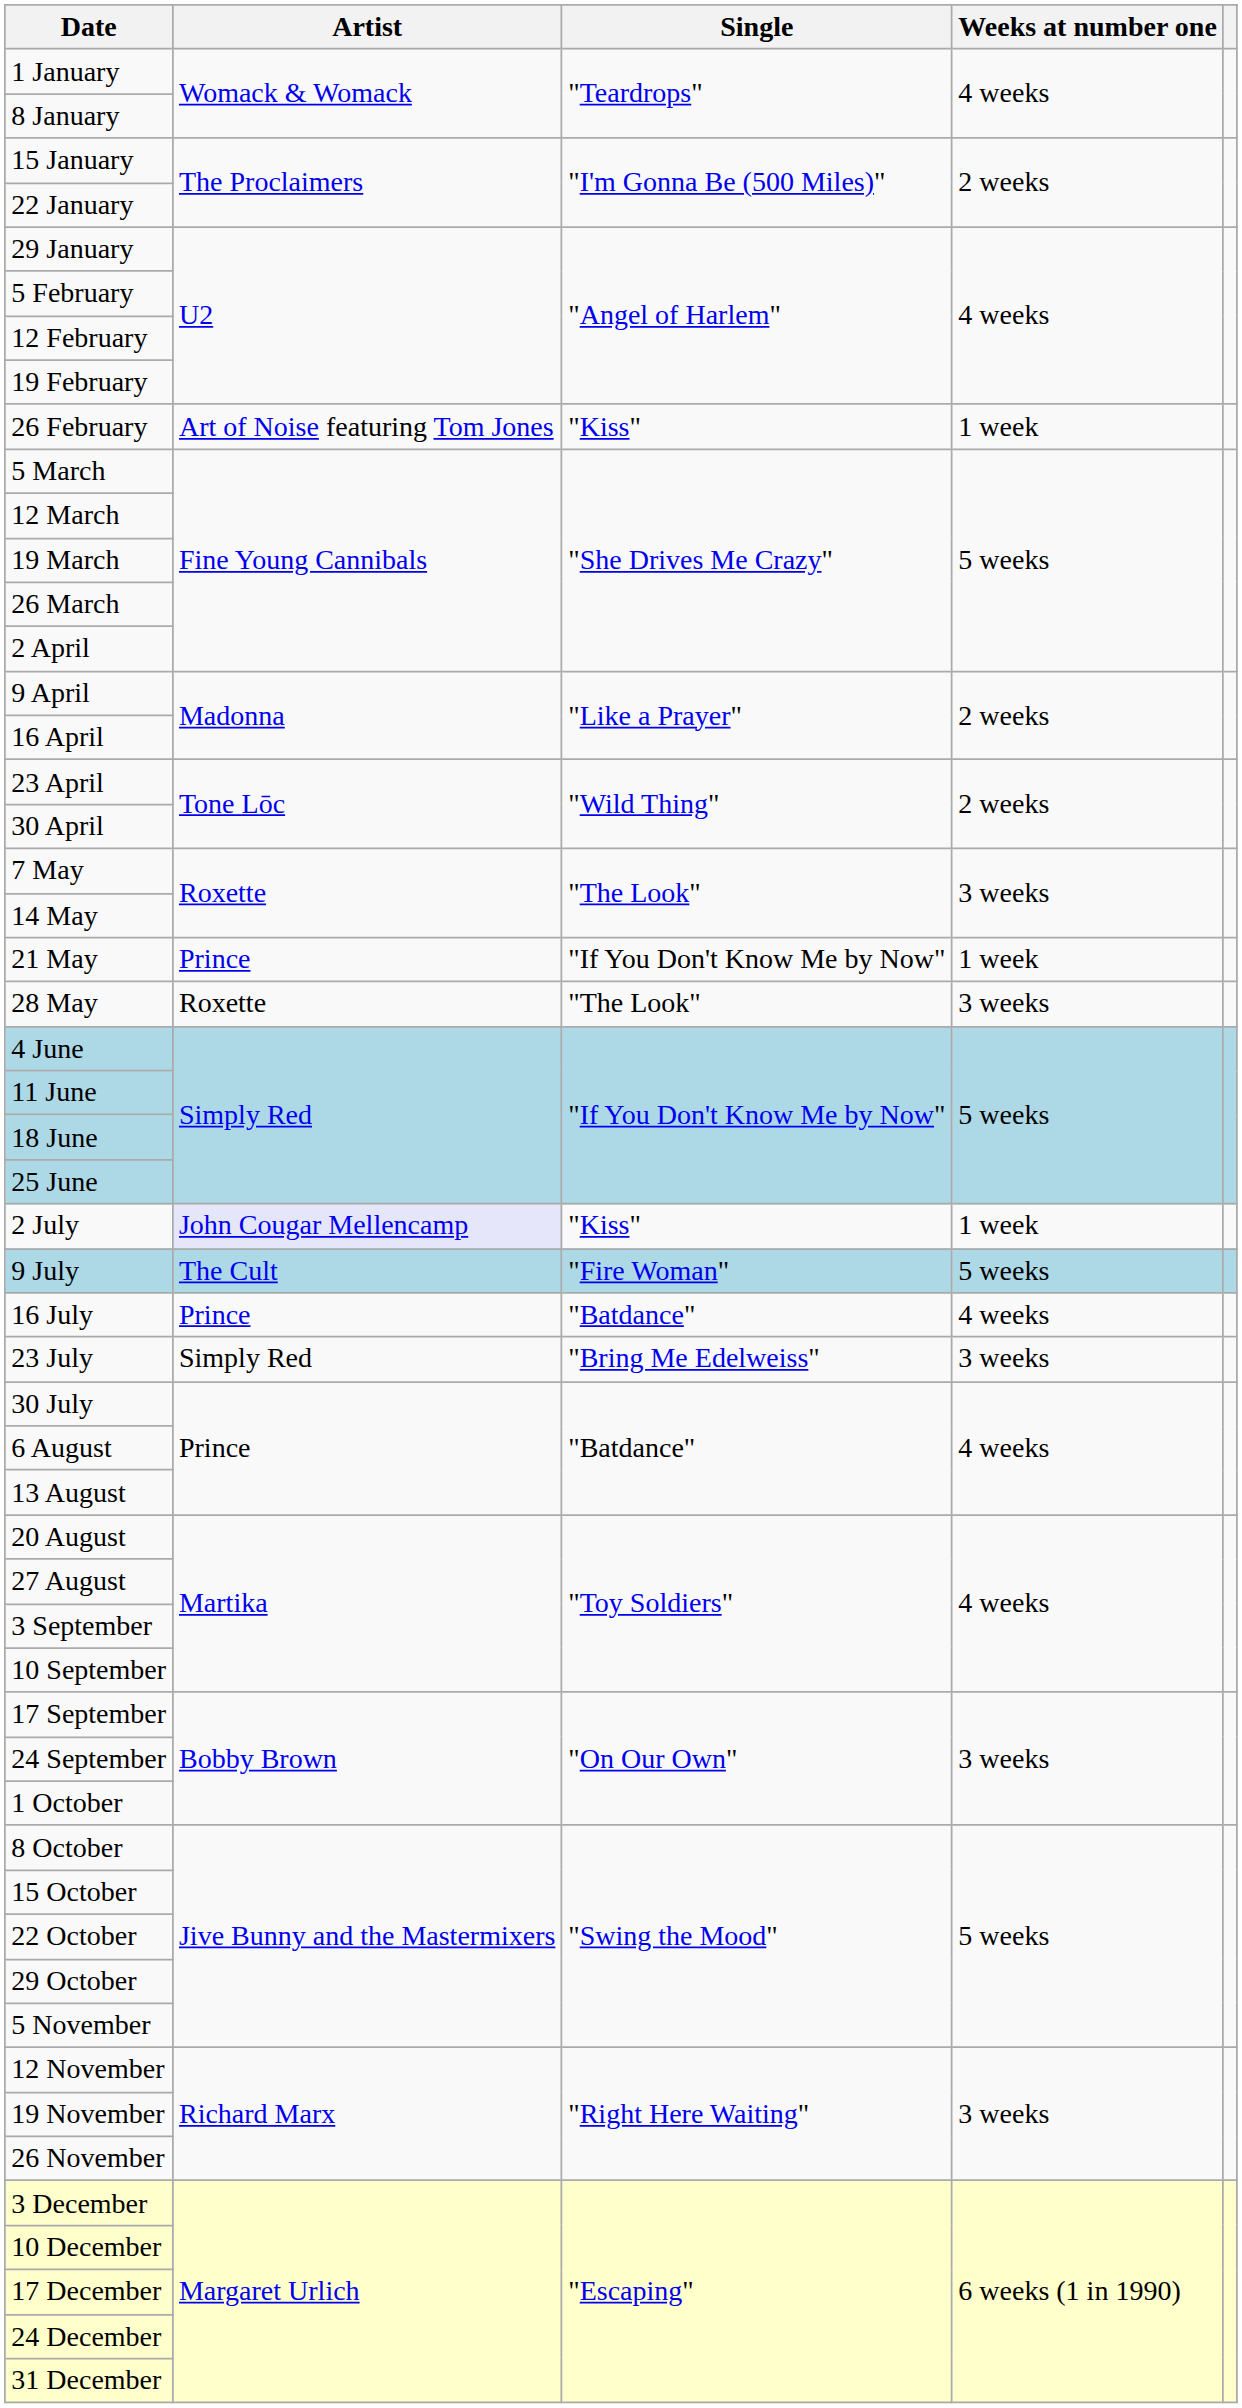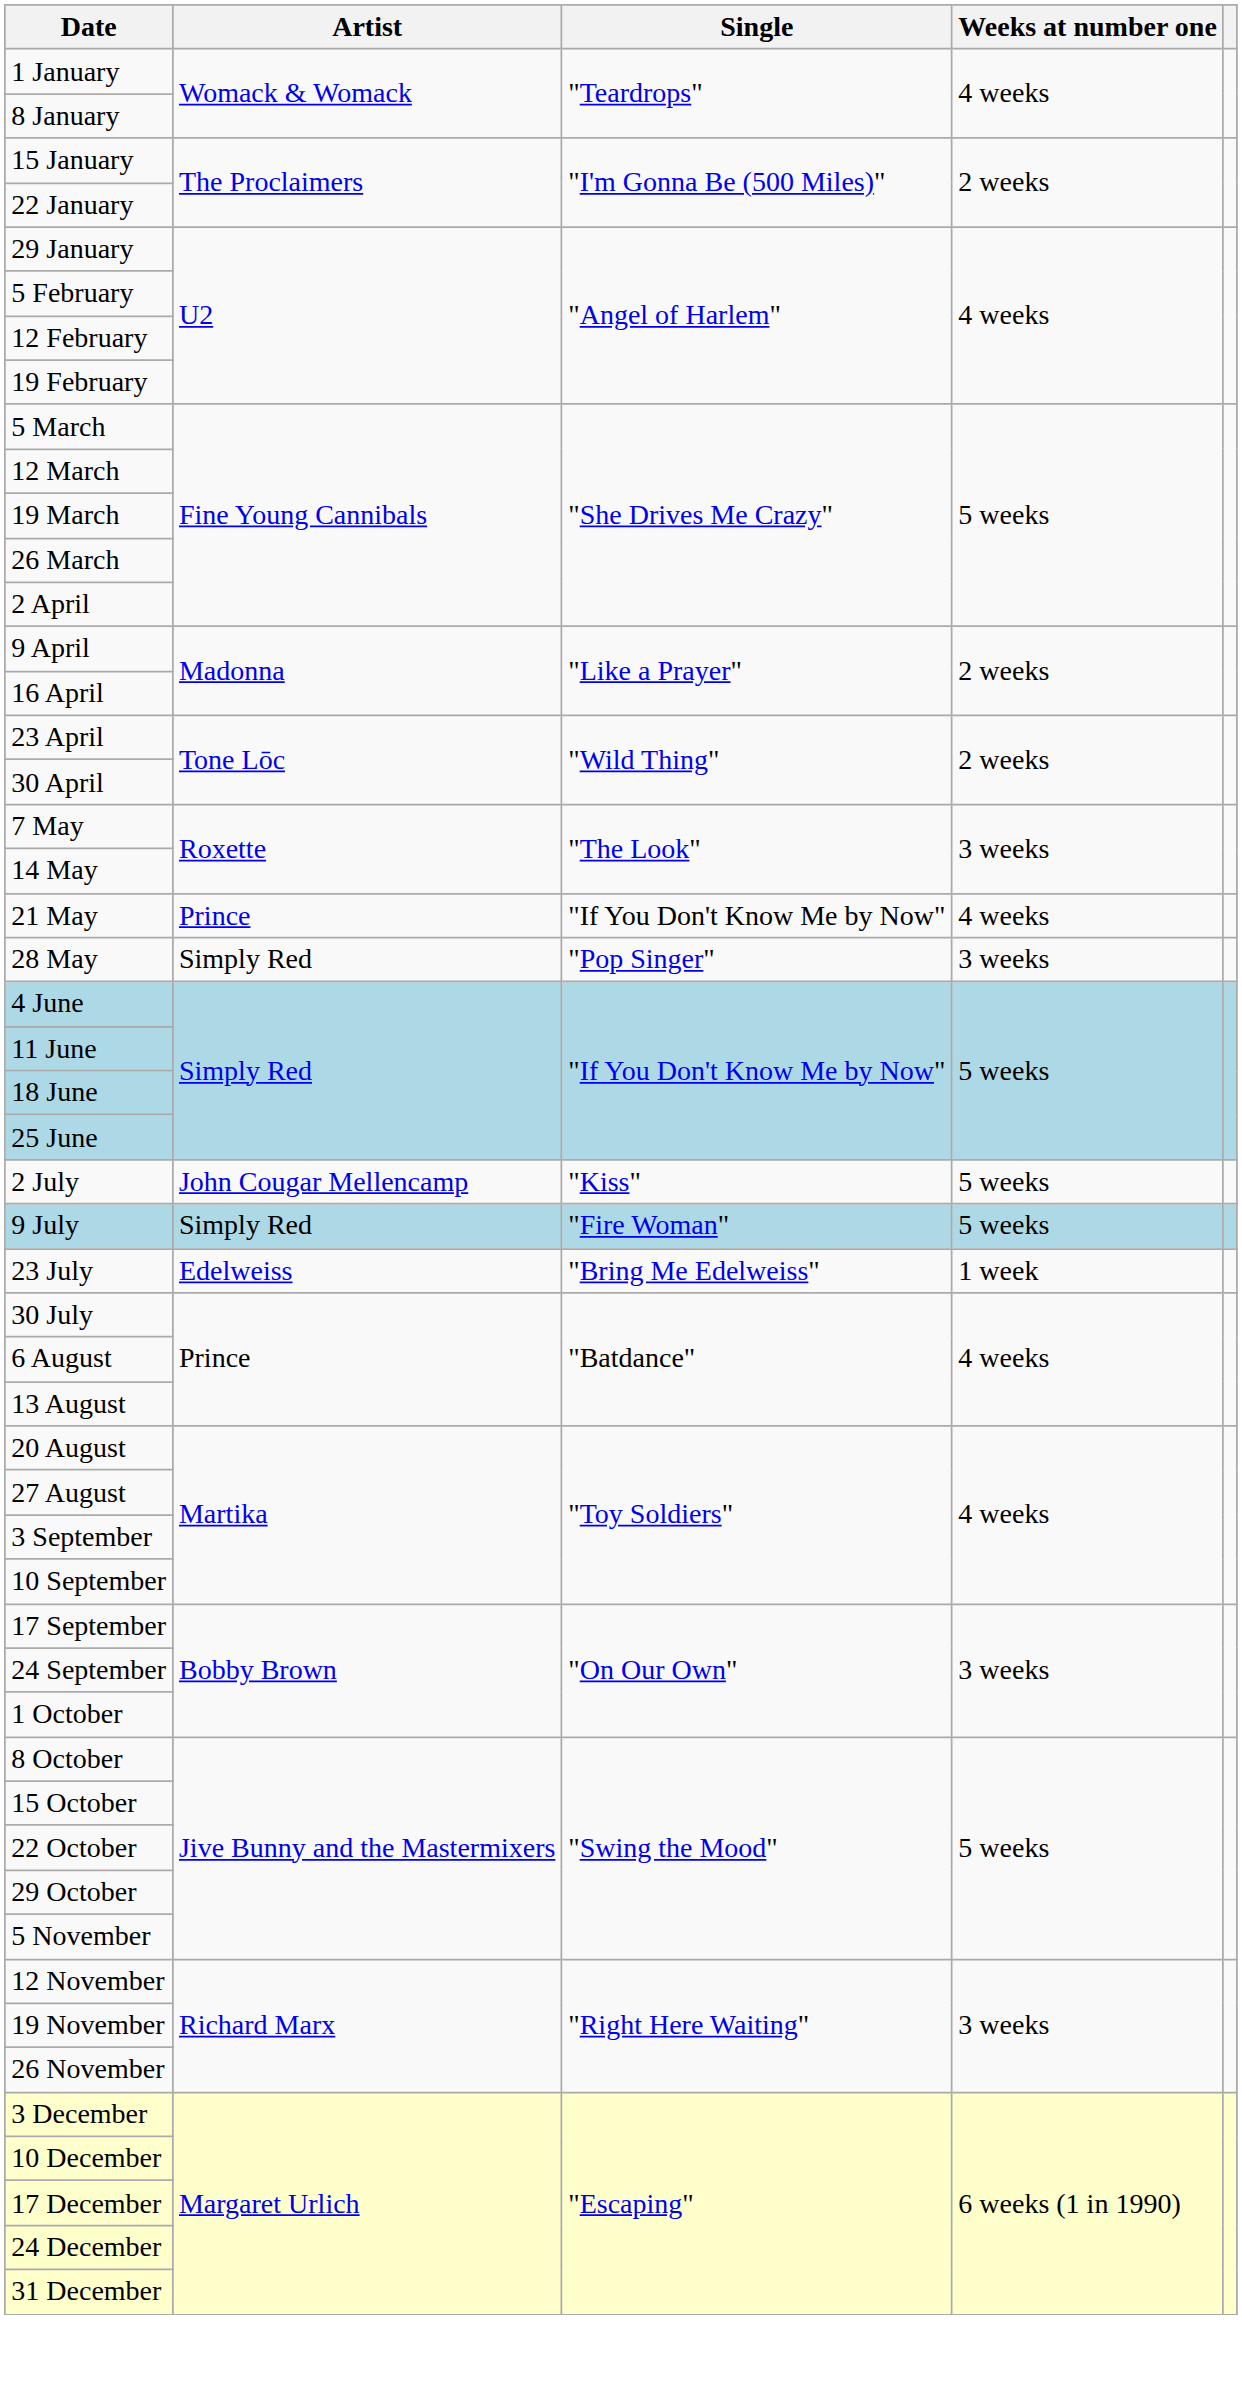- row: (79, 426)
(998, 959) 1 week -> (1004, 914) 4 weeks
(223, 1003) Roxette -> (245, 959) Simply Red
(635, 1003) "The Look" -> (642, 959) "Pop Singer"
(324, 1225) lavender background -> (324, 1181) no background
(998, 1225) 1 week -> (1004, 1181) 5 weeks
(228, 1270) The Cult -> (245, 1225) Simply Red
- row: (52, 1314)
(245, 1358) Simply Red -> (236, 1270) Edelweiss
(1004, 1358) 3 weeks -> (998, 1270) 1 week
